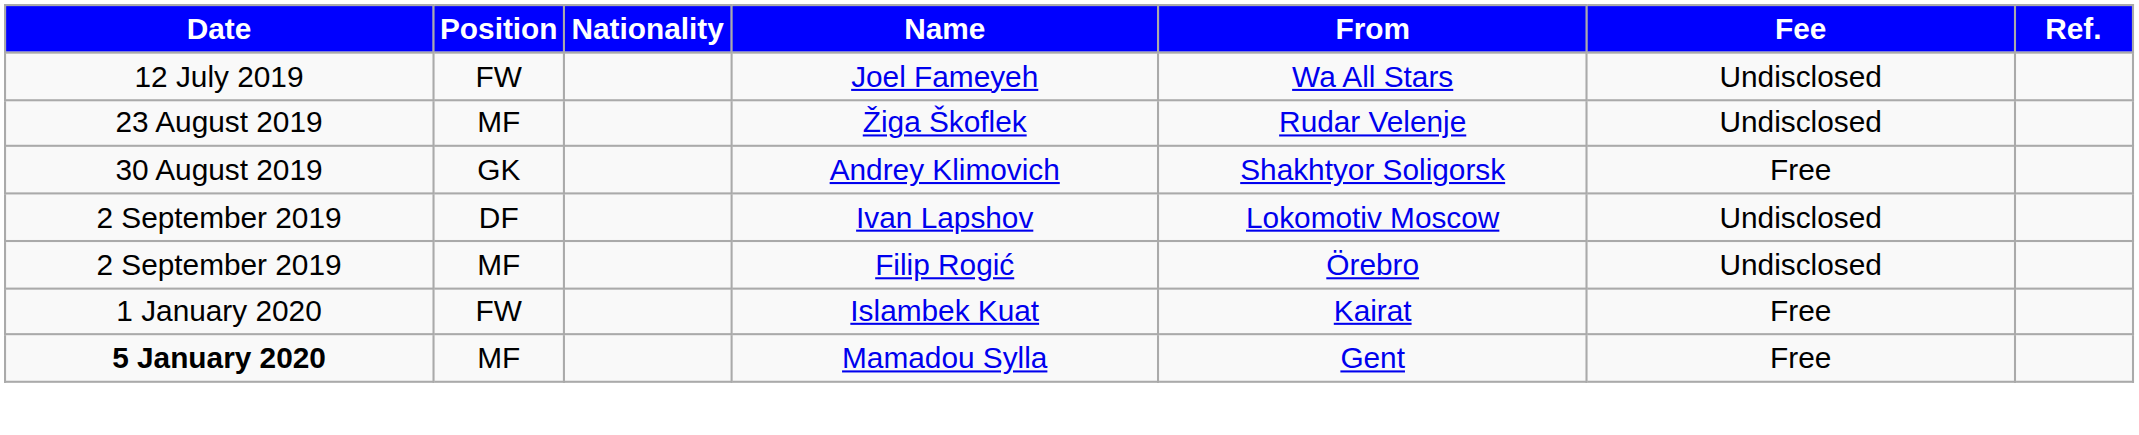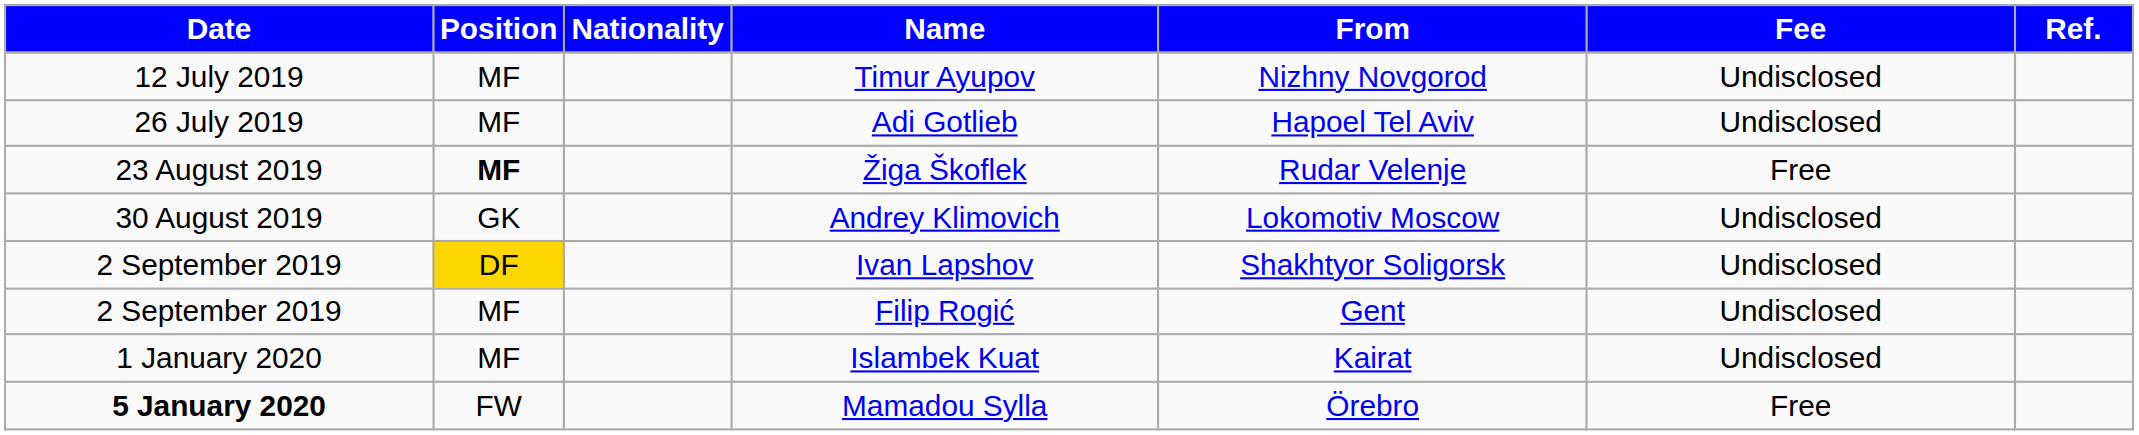+ row: (945, 76)
- row: (945, 76)
+ row: (945, 123)
(499, 123) normal -> (499, 170) bold
(1801, 123) Undisclosed -> (1801, 170) Free
(1373, 170) Shakhtyor Soligorsk -> (1373, 217) Lokomotiv Moscow
(1801, 170) Free -> (1801, 217) Undisclosed
(499, 217) no background -> (499, 264) gold background
(1373, 217) Lokomotiv Moscow -> (1373, 264) Shakhtyor Soligorsk
(1373, 264) Örebro -> (1373, 312) Gent
(499, 312) FW -> (499, 359) MF
(1801, 312) Free -> (1801, 359) Undisclosed
(499, 359) MF -> (499, 406) FW
(1373, 359) Gent -> (1373, 406) Örebro
